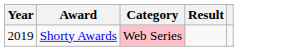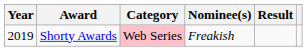+ column: (220, 14)
